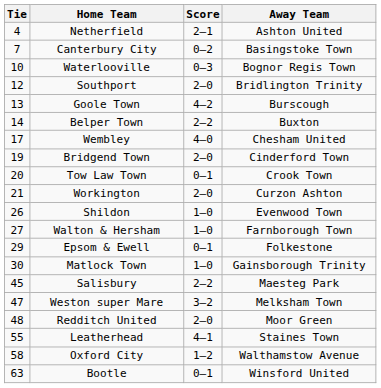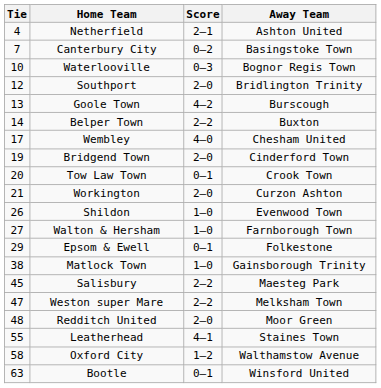(17, 266) 30 -> (17, 266) 38
(203, 302) 3–2 -> (203, 302) 2–2
